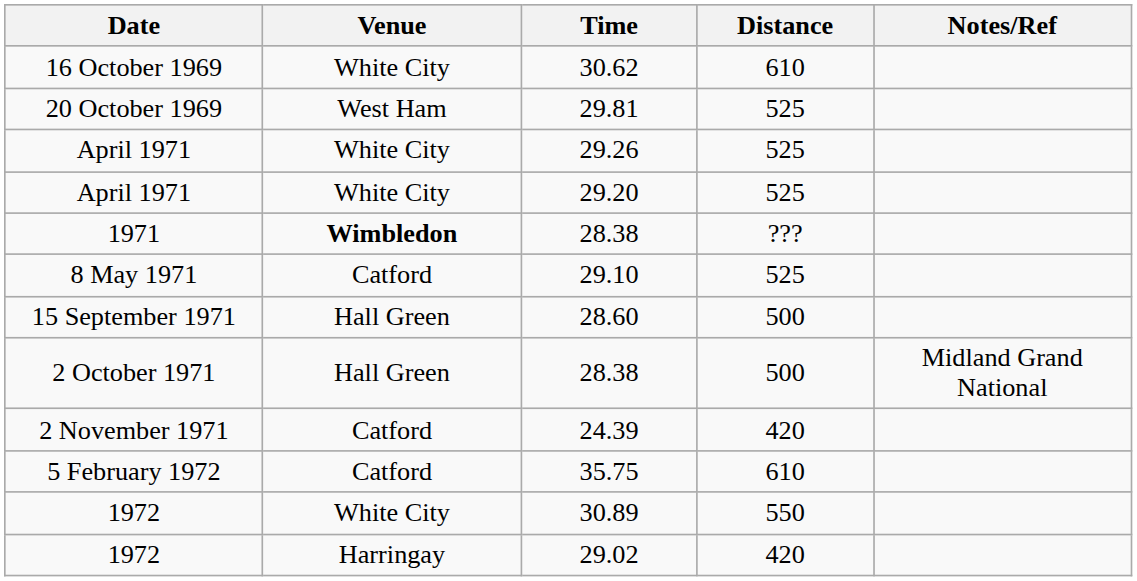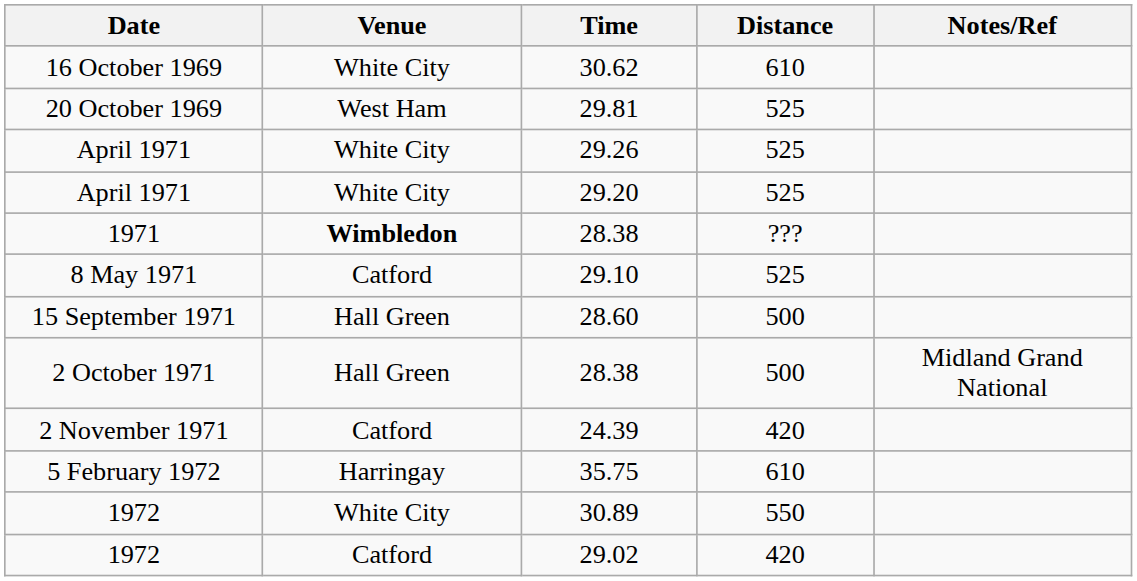(392, 470) Catford -> (392, 470) Harringay
(392, 554) Harringay -> (392, 554) Catford
